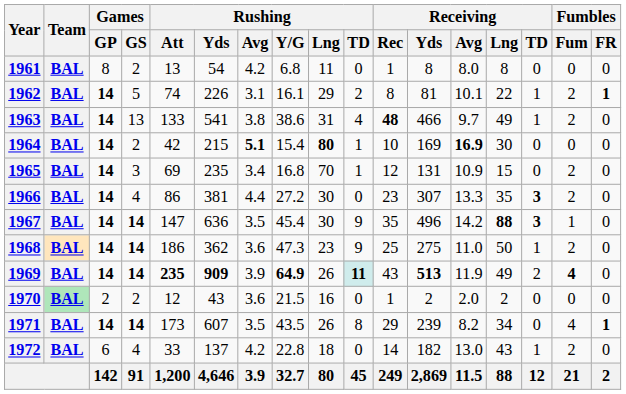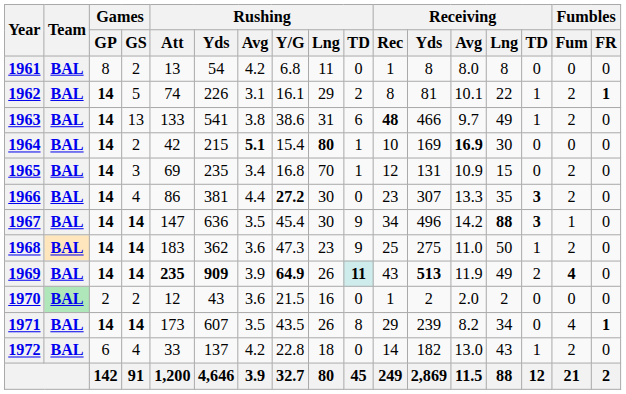(359, 119) 4 -> (359, 119) 6
(290, 196) normal -> (290, 196) bold
(390, 222) 35 -> (390, 222) 34
(172, 247) 186 -> (172, 247) 183
